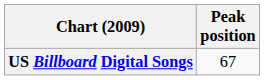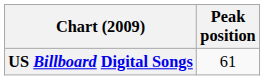(228, 61) 67 -> (228, 61) 61
